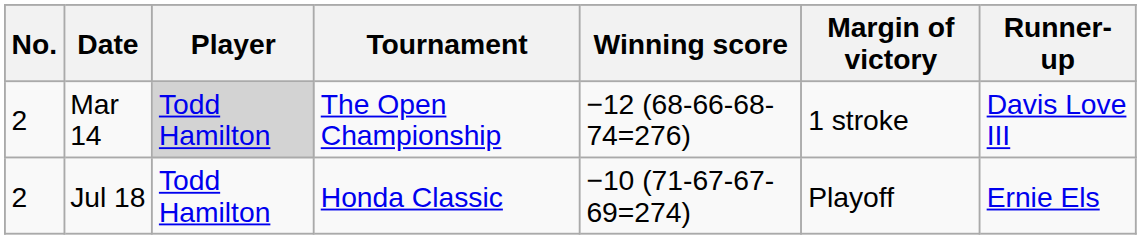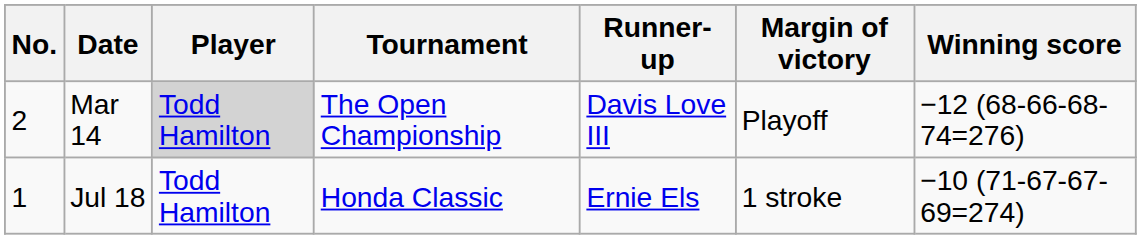columns swapped: (691, 43) <-> (1058, 43)
(858, 120) 1 stroke -> (785, 120) Playoff
(19, 196) 2 -> (19, 196) 1
(851, 196) Playoff -> (792, 196) 1 stroke
